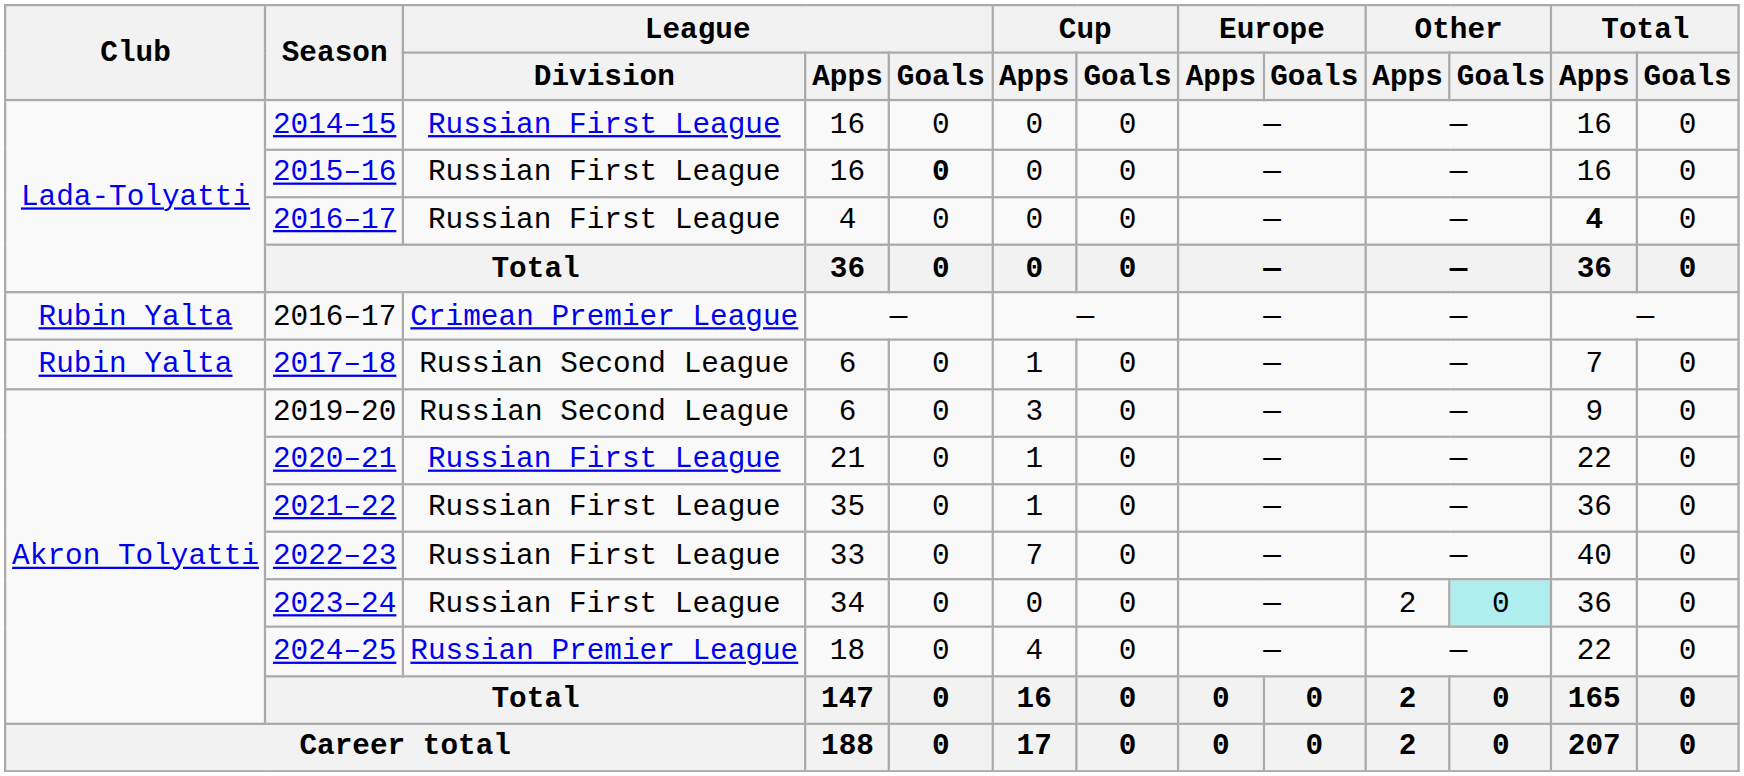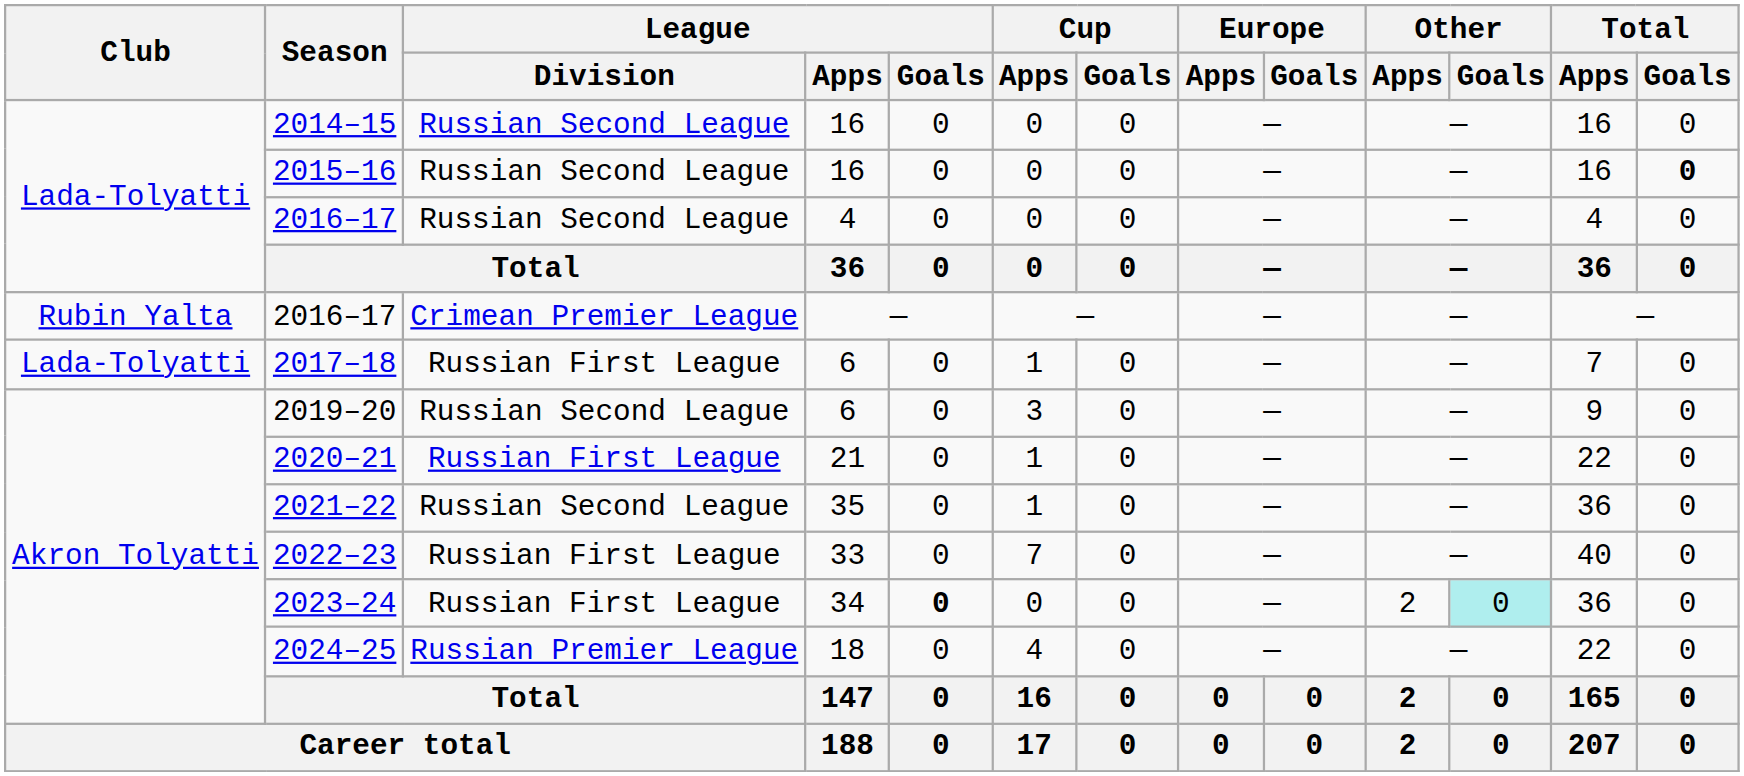(604, 125) Russian First League -> (604, 125) Russian Second League
(604, 173) Russian First League -> (604, 173) Russian Second League
(941, 173) bold -> (941, 173) normal
(1688, 173) normal -> (1688, 173) bold
(604, 221) Russian First League -> (604, 221) Russian Second League
(1594, 221) bold -> (1594, 221) normal
(136, 364) Rubin Yalta -> (136, 364) Lada-Tolyatti
(604, 364) Russian Second League -> (604, 364) Russian First League
(604, 508) Russian First League -> (604, 508) Russian Second League
(941, 604) normal -> (941, 604) bold
